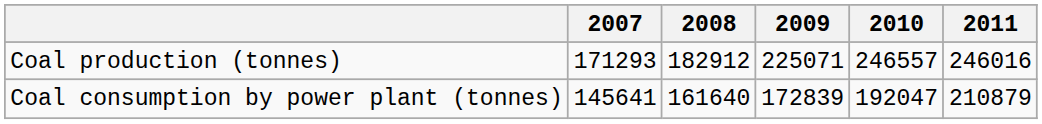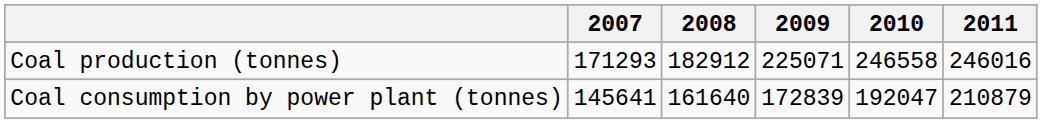(897, 61) 246557 -> (897, 61) 246558
